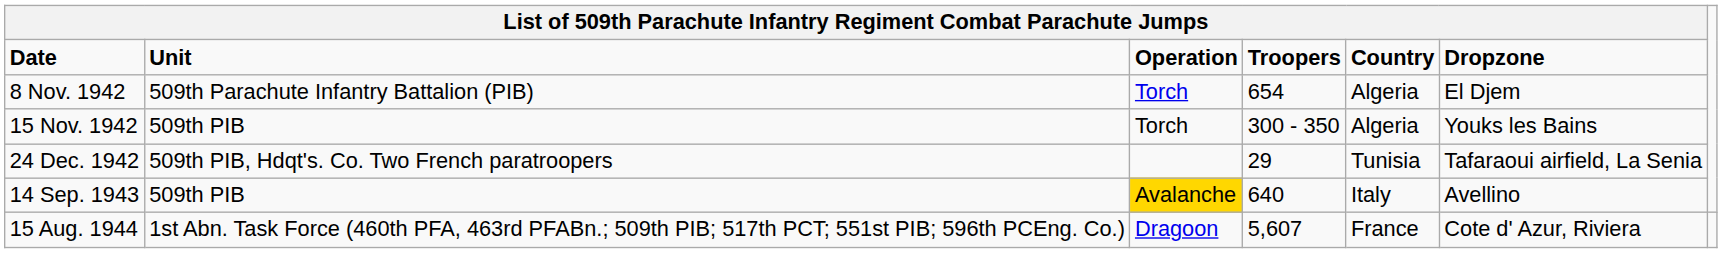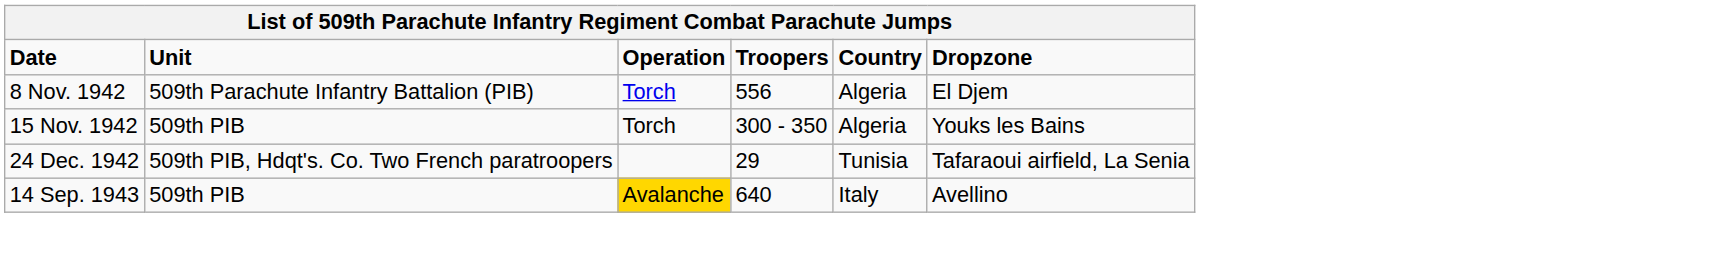(1266, 91) 654 -> (754, 91) 556
- row: (74, 229)
